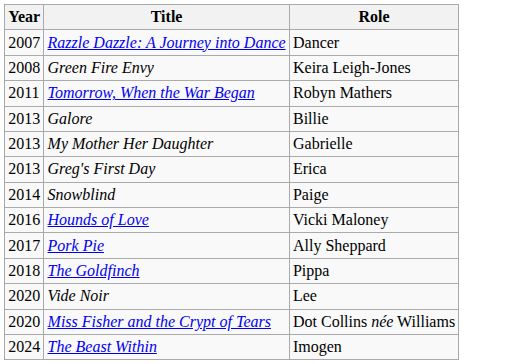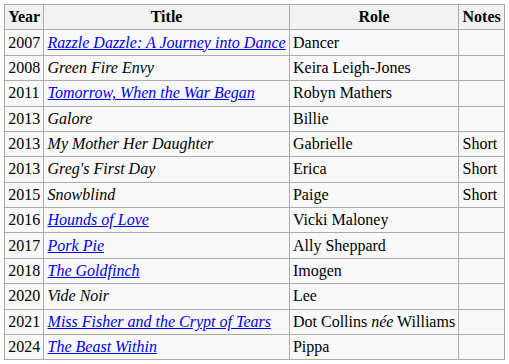+ column: (482, 17)
(24, 194) 2014 -> (24, 194) 2015
(311, 270) Pippa -> (317, 270) Imogen
(24, 321) 2020 -> (24, 321) 2021
(317, 347) Imogen -> (311, 347) Pippa
